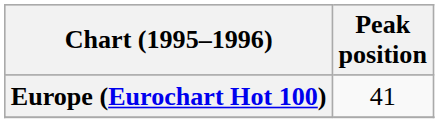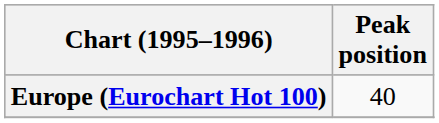(383, 95) 41 -> (383, 95) 40
